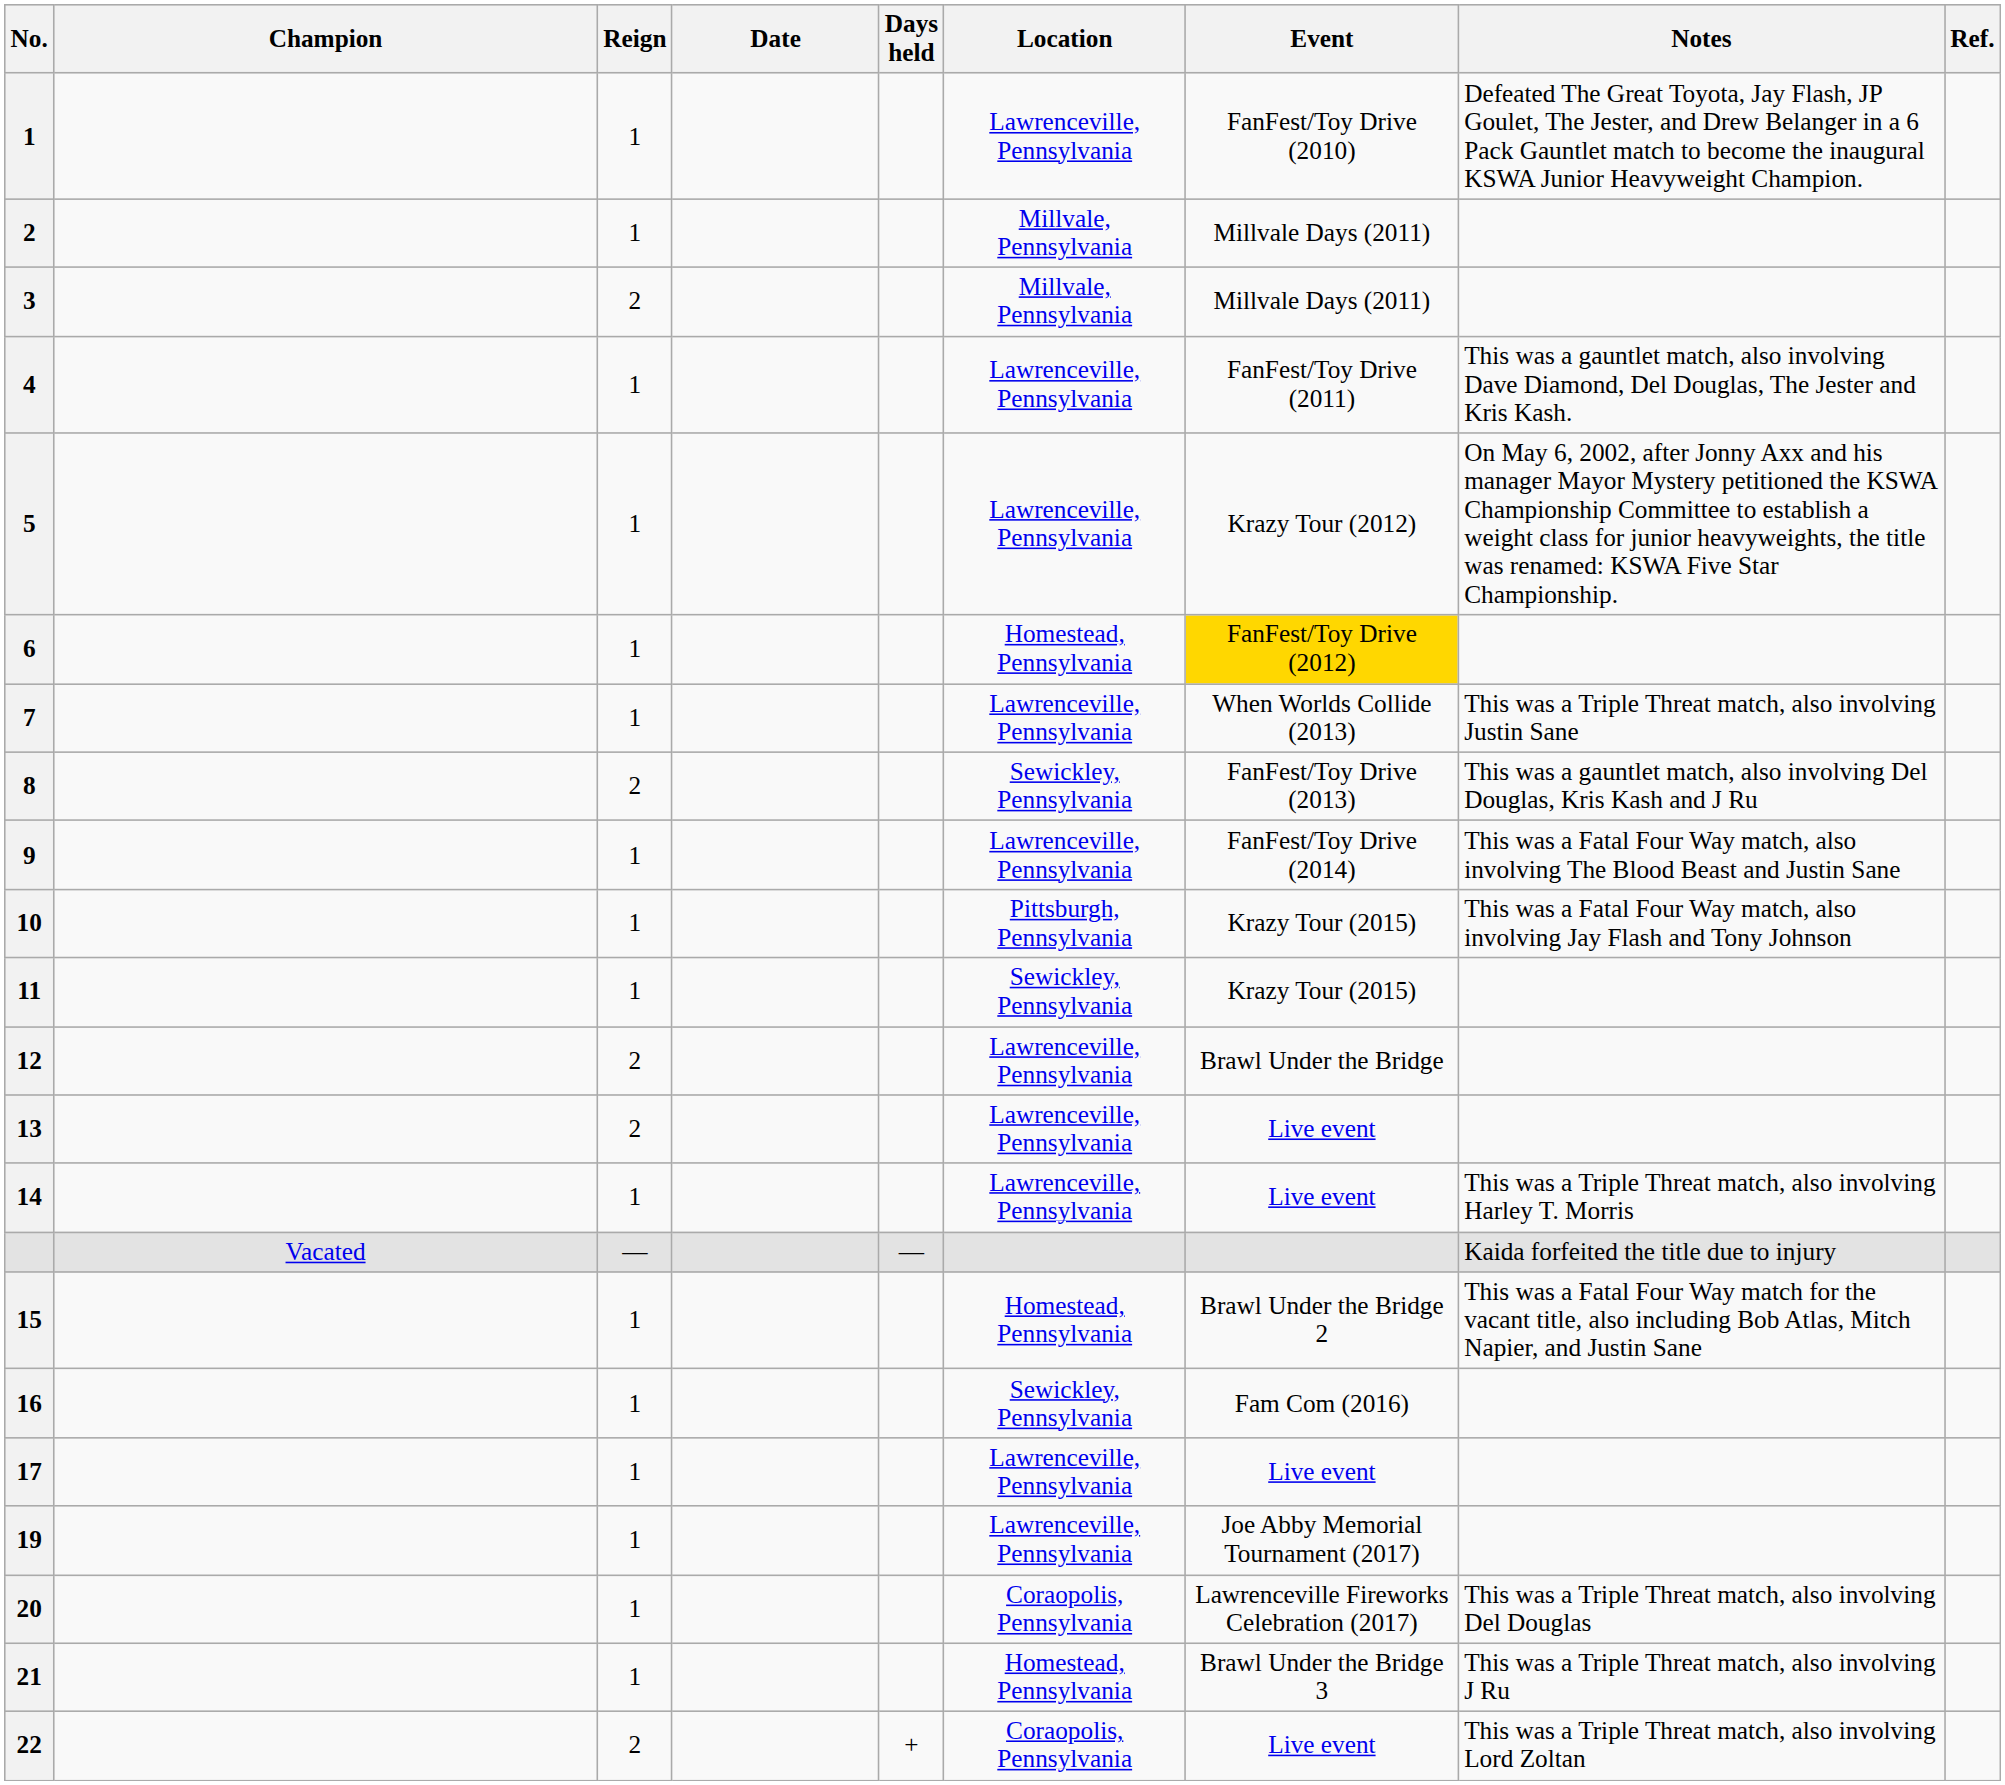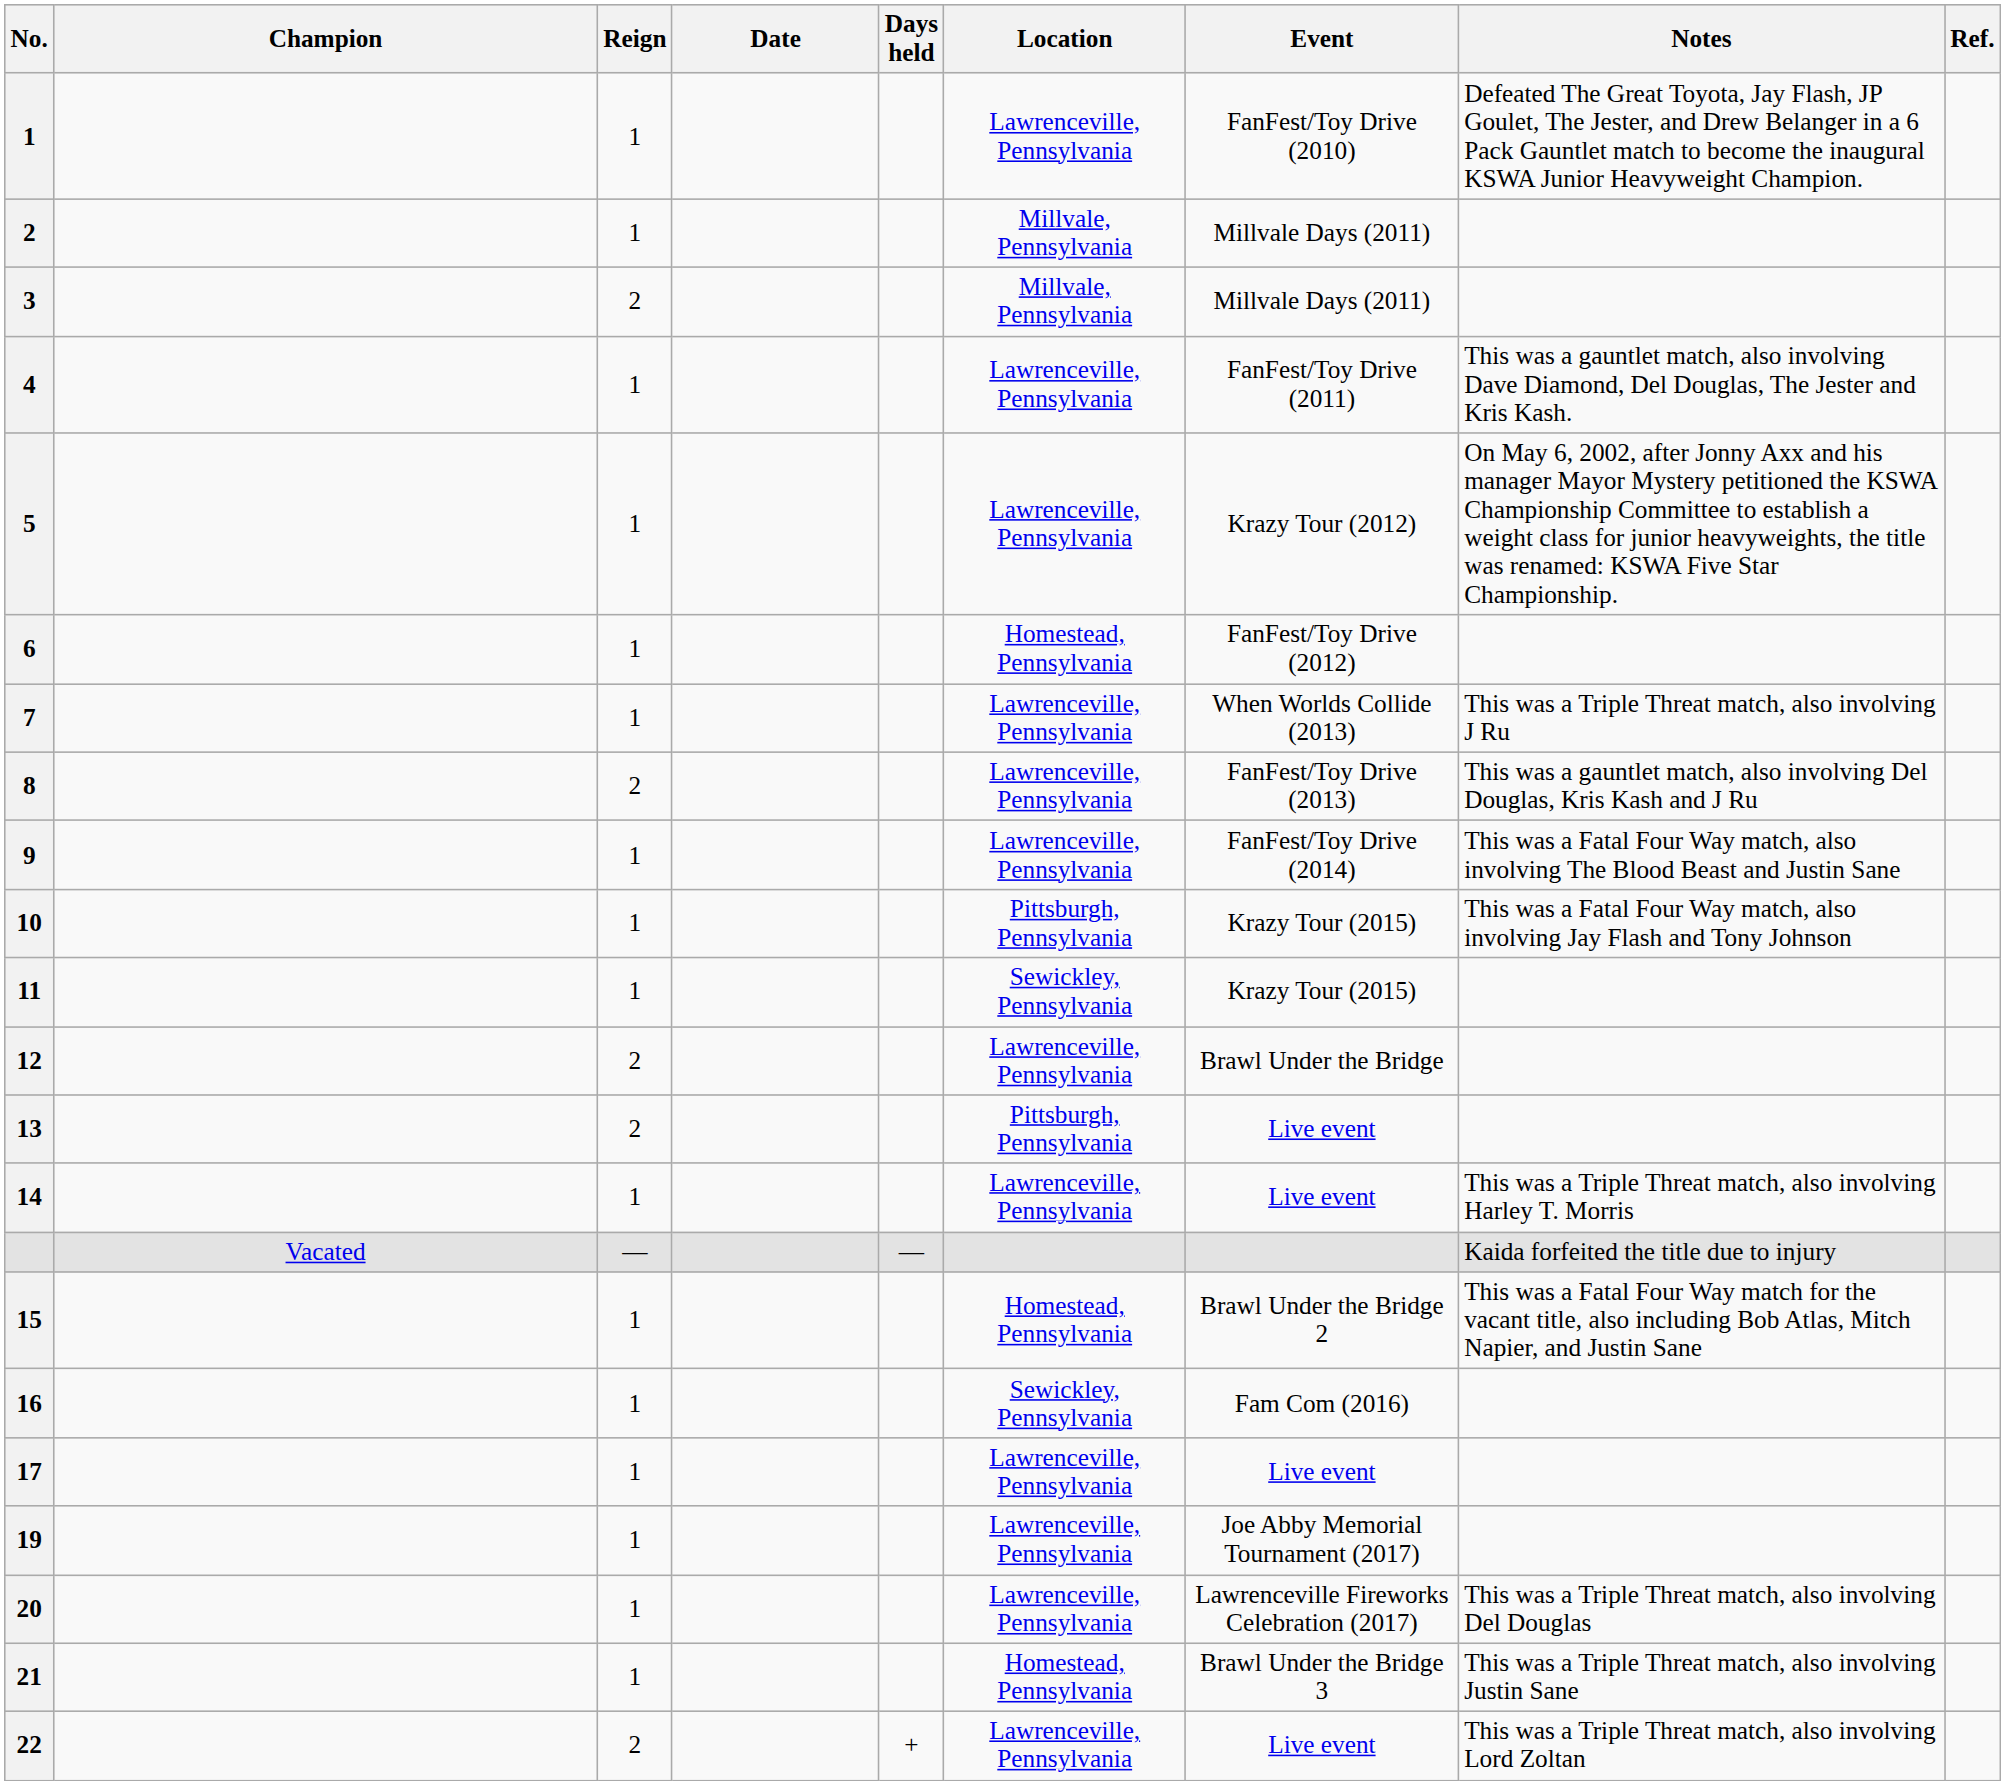(1322, 649) gold background -> (1322, 649) no background
(1700, 717) This was a Triple Threat match, also involving Justin Sane -> (1700, 717) This was a Triple Threat match, also involving J Ru
(1065, 786) Sewickley, Pennsylvania -> (1065, 786) Lawrenceville, Pennsylvania
(1065, 1128) Lawrenceville, Pennsylvania -> (1065, 1128) Pittsburgh, Pennsylvania
(1065, 1608) Coraopolis, Pennsylvania -> (1065, 1608) Lawrenceville, Pennsylvania
(1700, 1677) This was a Triple Threat match, also involving J Ru -> (1700, 1677) This was a Triple Threat match, also involving Justin Sane
(1065, 1745) Coraopolis, Pennsylvania -> (1065, 1745) Lawrenceville, Pennsylvania
